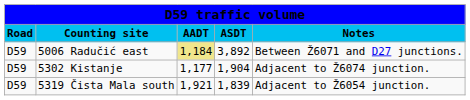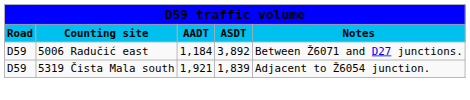(196, 51) khaki background -> (196, 51) no background
- row: (80, 68)
